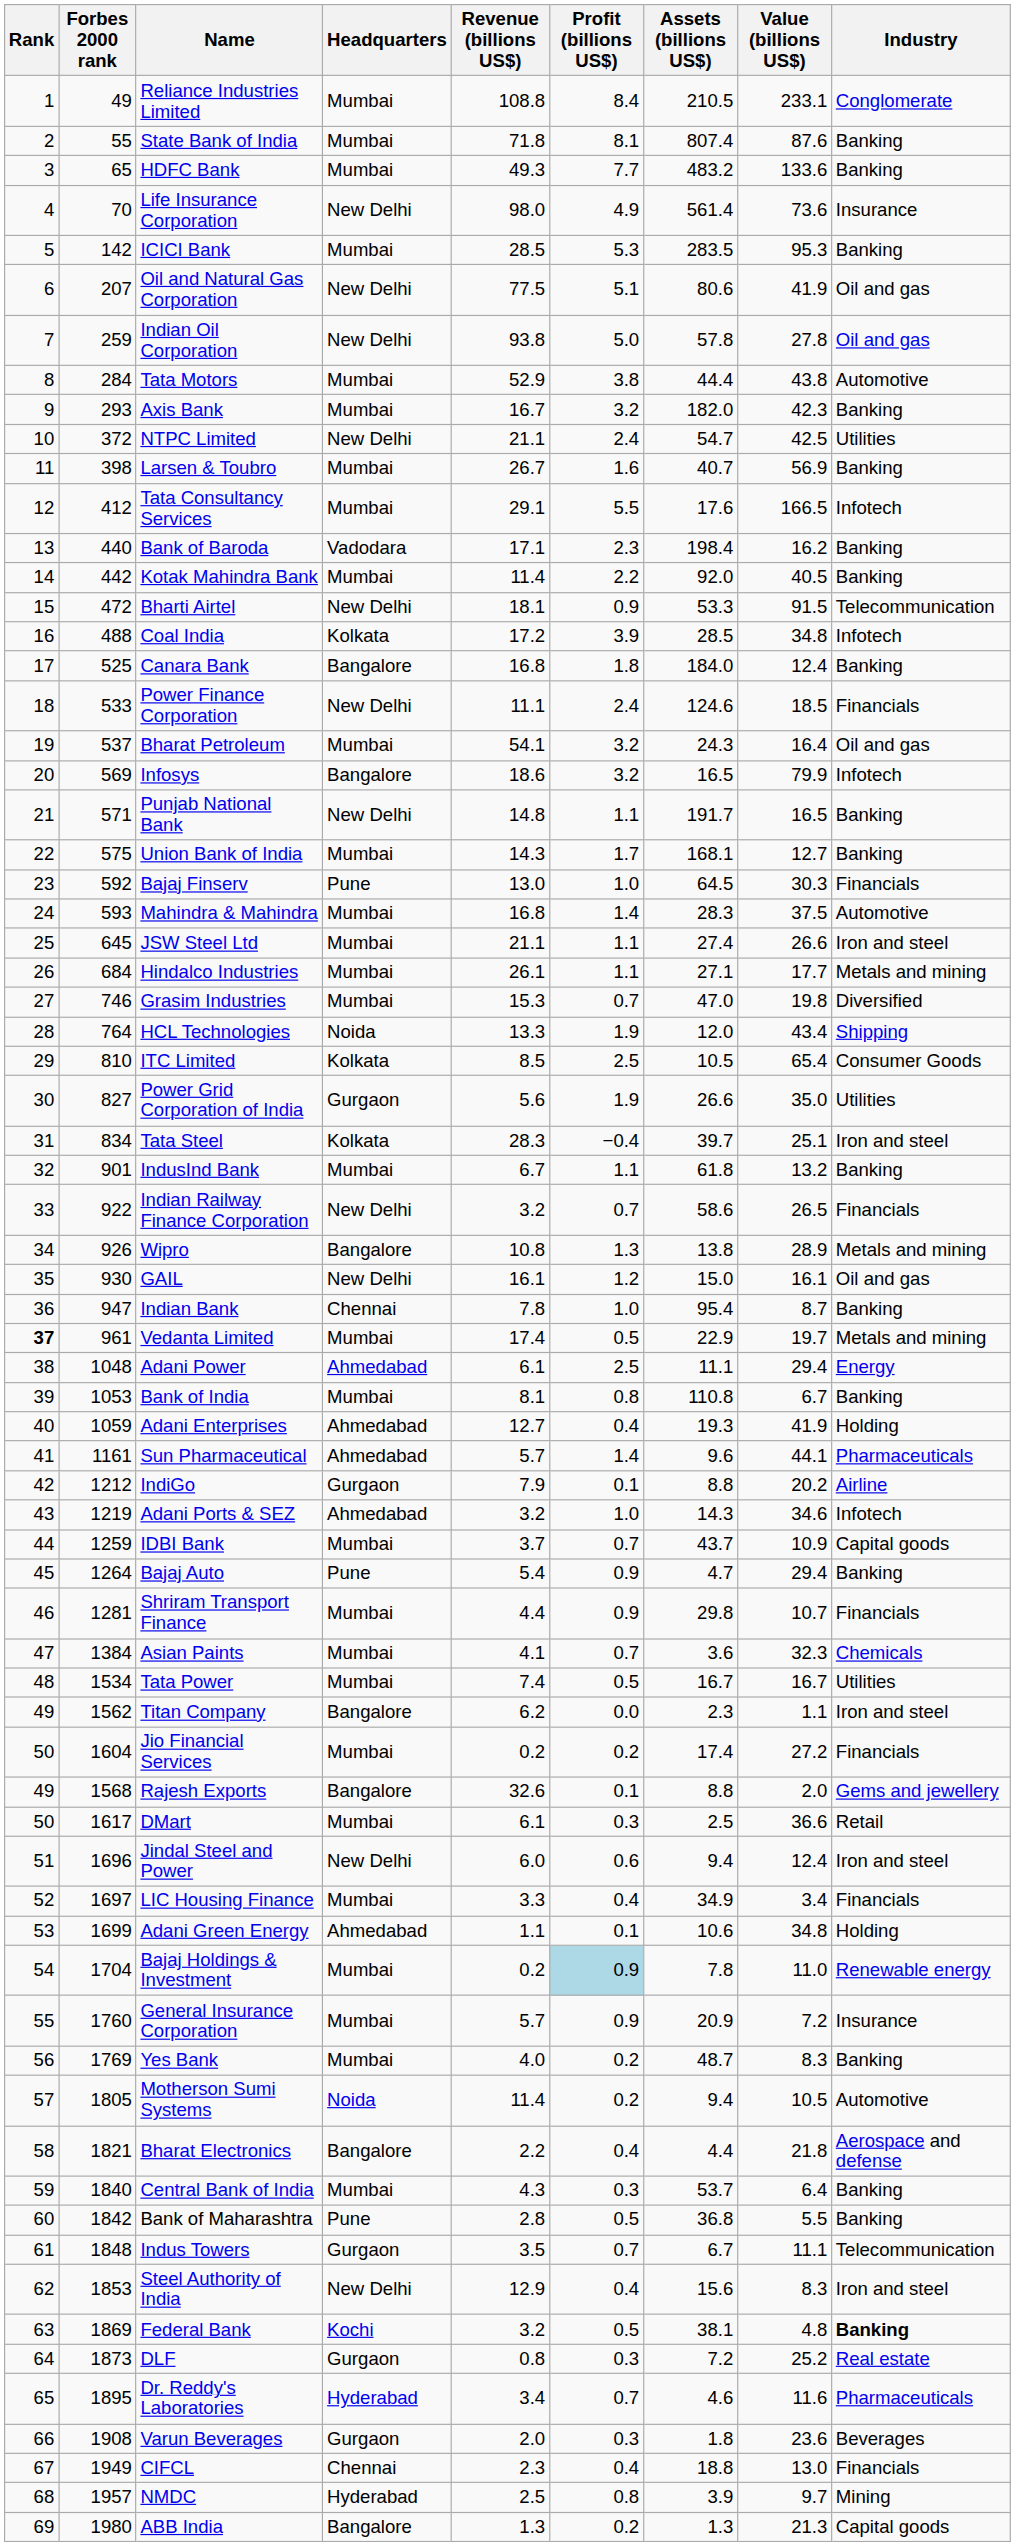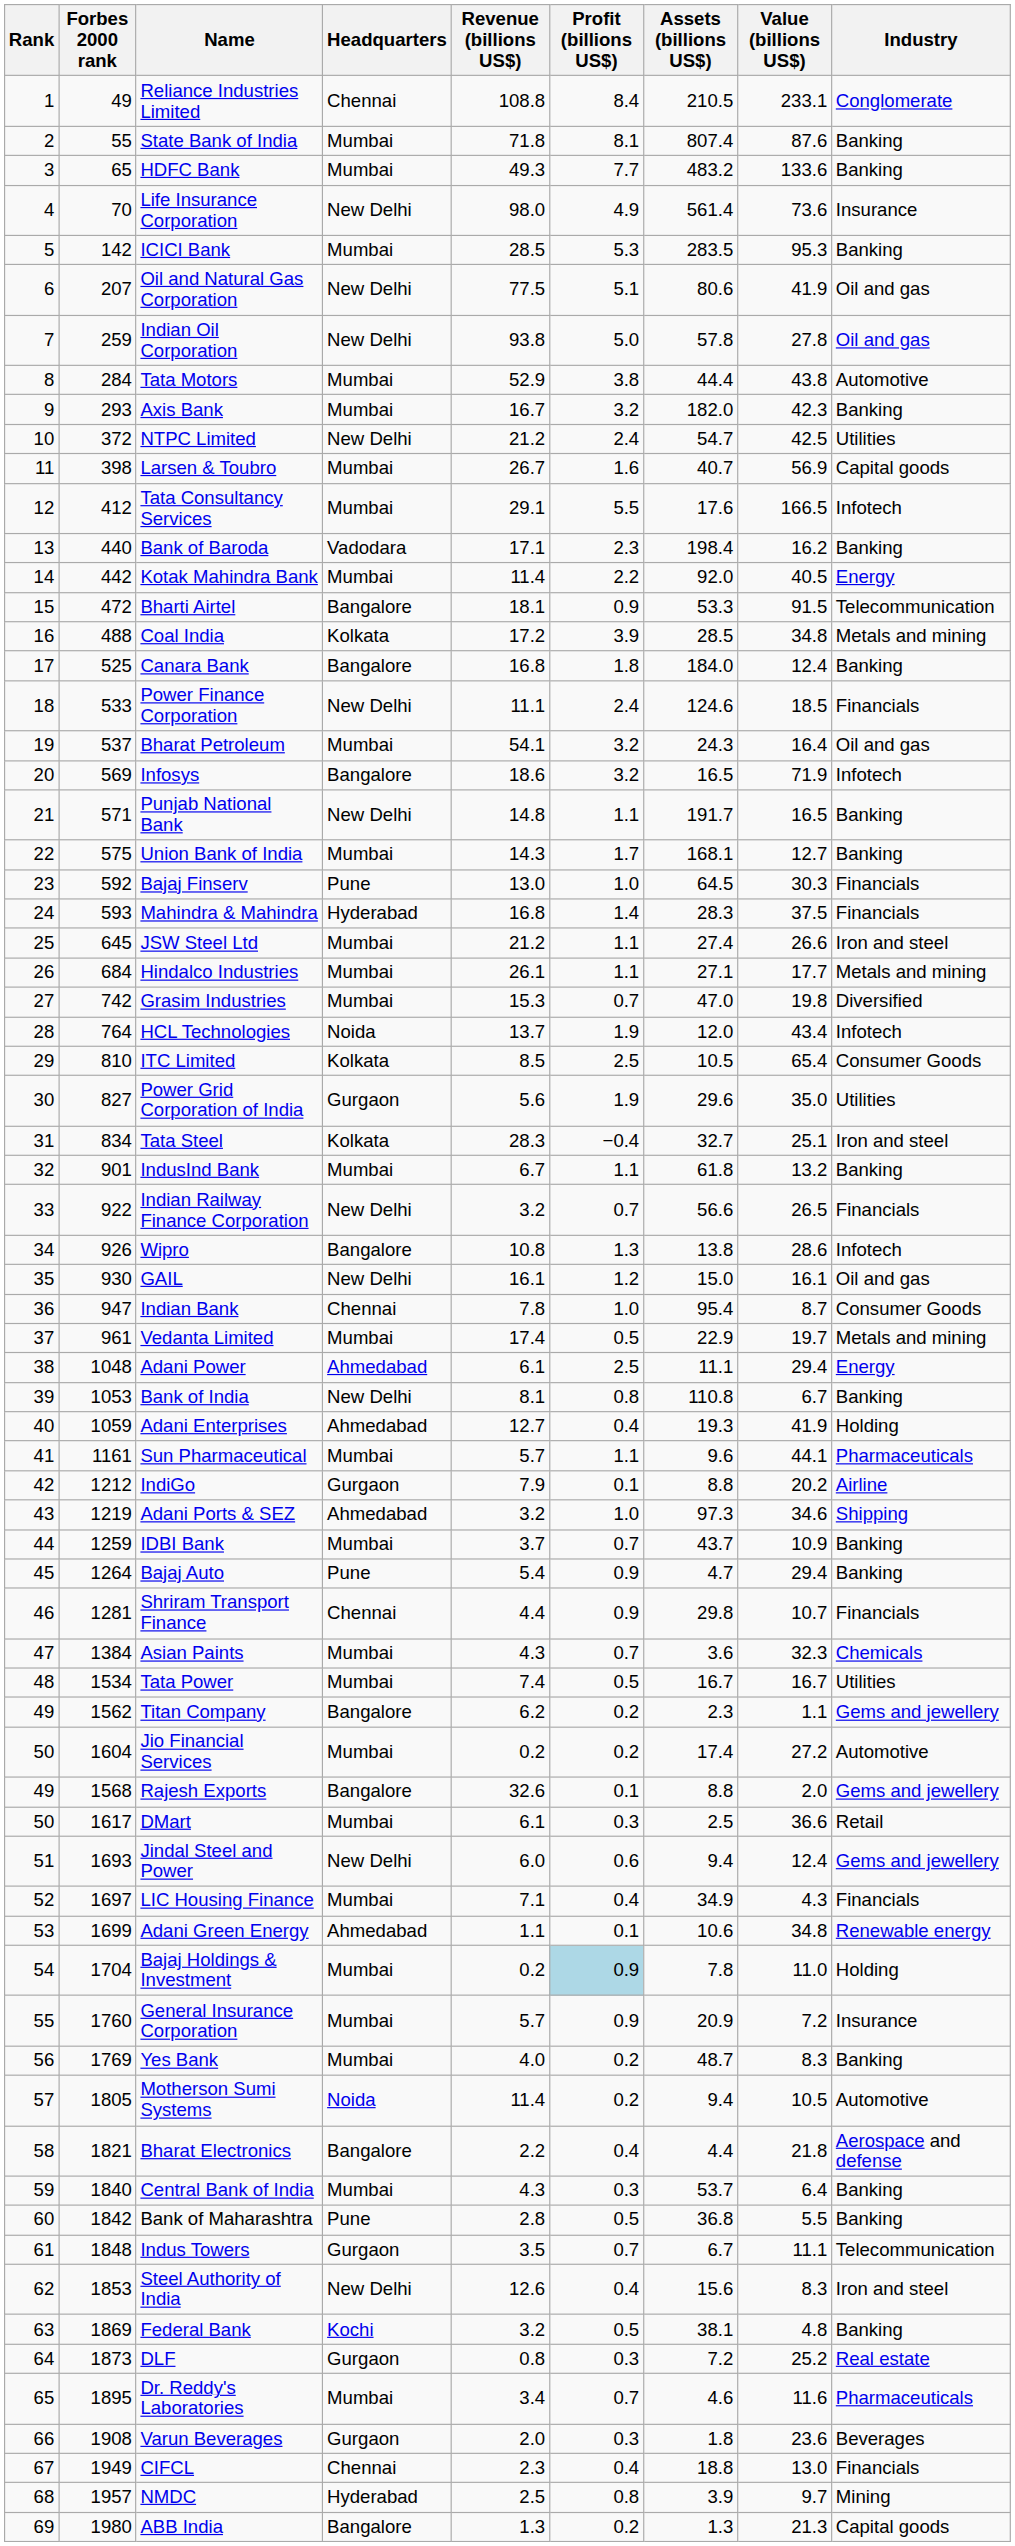(360, 100) Mumbai -> (362, 100) Chennai
(527, 438) 21.1 -> (527, 438) 21.2
(869, 468) Banking -> (893, 468) Capital goods
(869, 577) Banking -> (865, 577) Energy
(369, 606) New Delhi -> (369, 606) Bangalore
(869, 636) Infotech -> (911, 636) Metals and mining
(809, 774) 79.9 -> (809, 774) 71.9
(360, 913) Mumbai -> (373, 913) Hyderabad
(882, 913) Automotive -> (878, 913) Financials
(527, 943) 21.1 -> (527, 943) 21.2
(116, 1001) 746 -> (116, 1001) 742
(527, 1031) 13.3 -> (527, 1031) 13.7
(872, 1031) Shipping -> (869, 1031) Infotech
(715, 1100) 26.6 -> (715, 1100) 29.6
(715, 1140) 39.7 -> (715, 1140) 32.7
(715, 1209) 58.6 -> (715, 1209) 56.6
(809, 1249) 28.9 -> (809, 1249) 28.6
(911, 1249) Metals and mining -> (869, 1249) Infotech
(869, 1308) Banking -> (909, 1308) Consumer Goods
(44, 1337) bold -> (44, 1337) normal
(360, 1396) Mumbai -> (369, 1396) New Delhi
(377, 1455) Ahmedabad -> (360, 1455) Mumbai
(626, 1455) 1.4 -> (626, 1455) 1.1
(715, 1514) 14.3 -> (715, 1514) 97.3
(869, 1514) Infotech -> (872, 1514) Shipping
(893, 1544) Capital goods -> (869, 1544) Banking
(360, 1613) Mumbai -> (362, 1613) Chennai
(532, 1653) 4.1 -> (532, 1653) 4.3
(626, 1712) 0.0 -> (626, 1712) 0.2
(892, 1712) Iron and steel -> (917, 1712) Gems and jewellery
(878, 1751) Financials -> (882, 1751) Automotive
(111, 1861) 1696 -> (111, 1861) 1693
(892, 1861) Iron and steel -> (917, 1861) Gems and jewellery
(532, 1901) 3.3 -> (532, 1901) 7.1
(814, 1901) 3.4 -> (814, 1901) 4.3
(867, 1930) Holding -> (913, 1930) Renewable energy
(913, 1970) Renewable energy -> (867, 1970) Holding
(527, 2289) 12.9 -> (527, 2289) 12.6
(872, 2329) bold -> (869, 2329) normal
(373, 2398) Hyderabad -> (360, 2398) Mumbai
